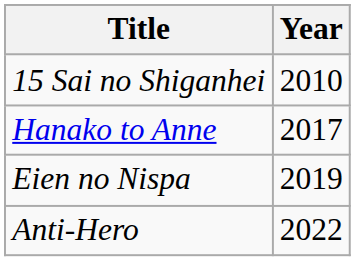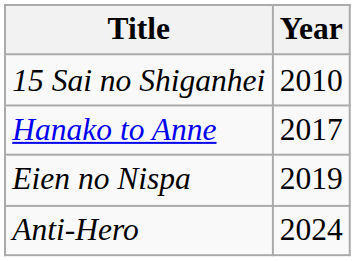(311, 229) 2022 -> (311, 229) 2024
